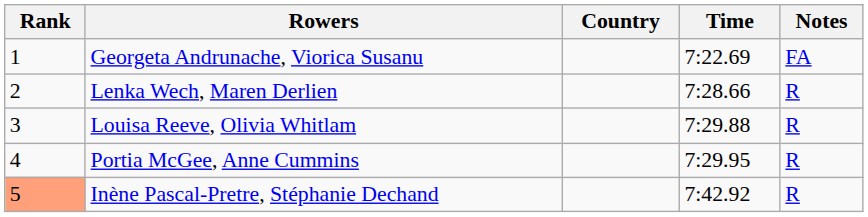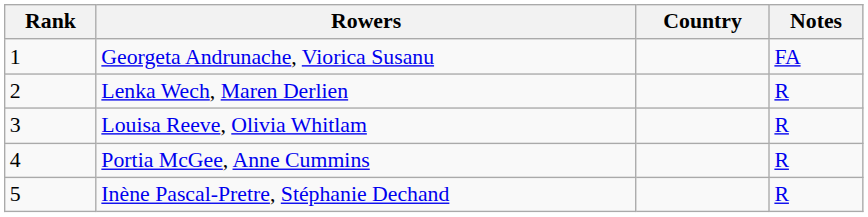- column: (730, 21)
(15, 194) lightsalmon background -> (15, 194) no background
